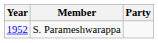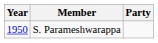(17, 29) 1952 -> (17, 29) 1950
